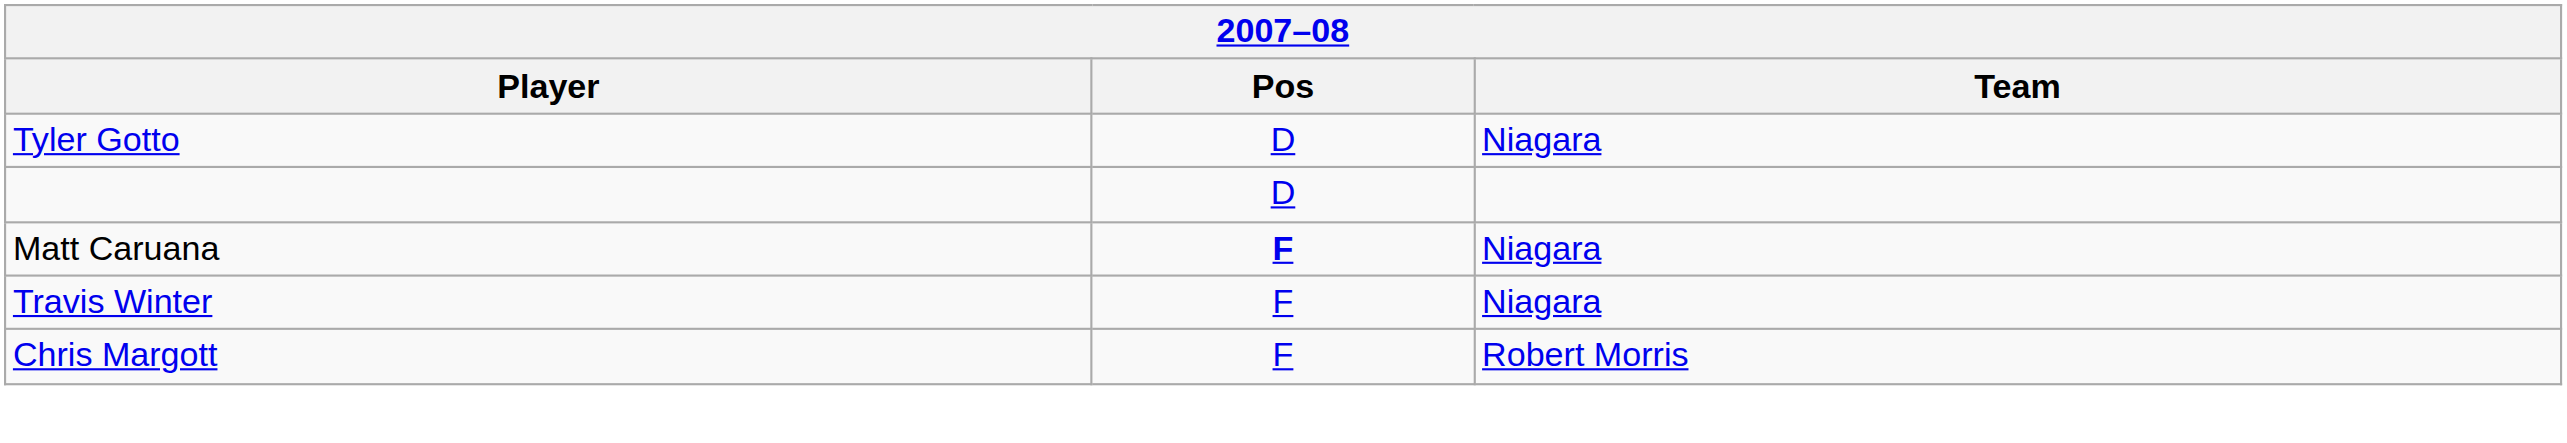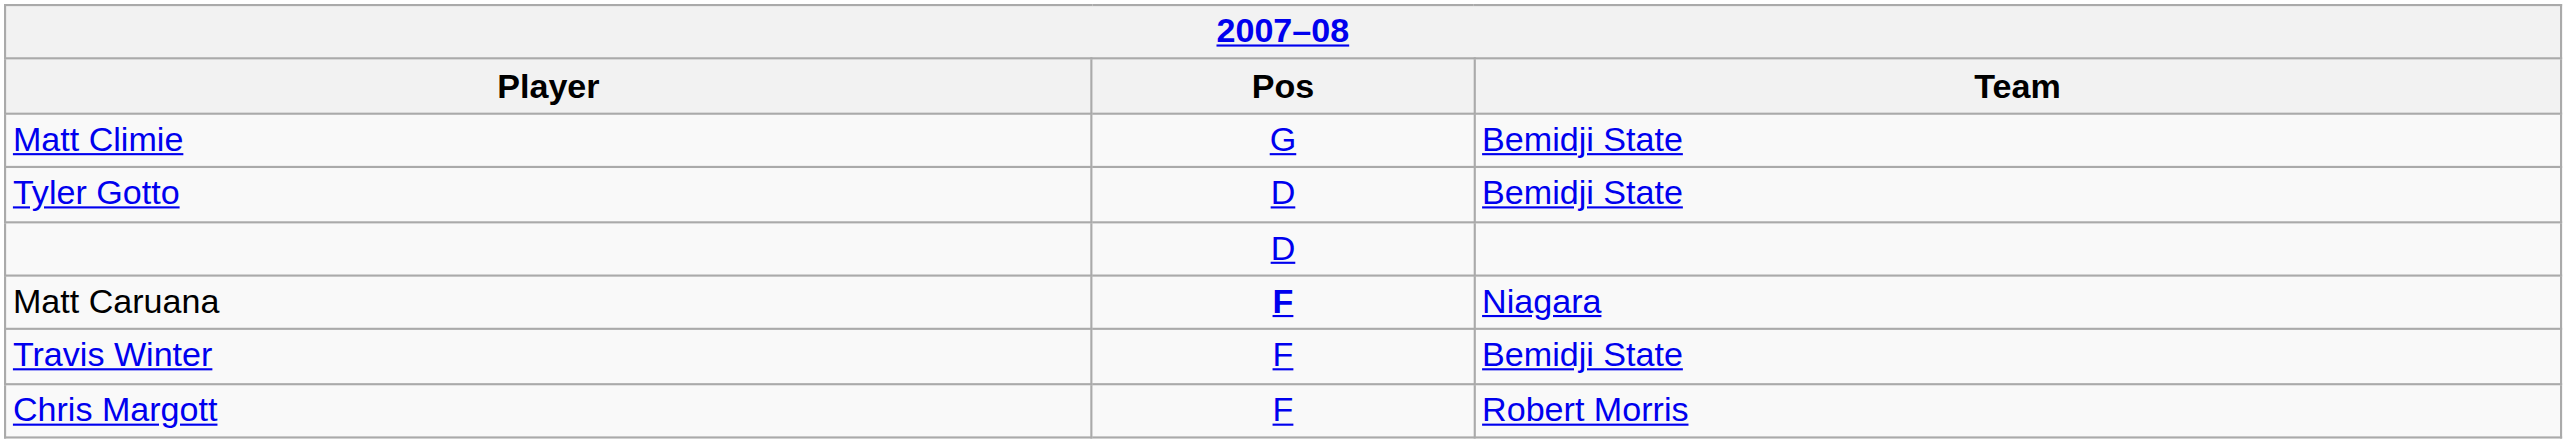+ row: (98, 139)
(1542, 139) Niagara -> (1582, 193) Bemidji State
(1542, 301) Niagara -> (1582, 355) Bemidji State
